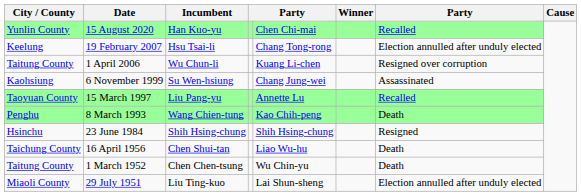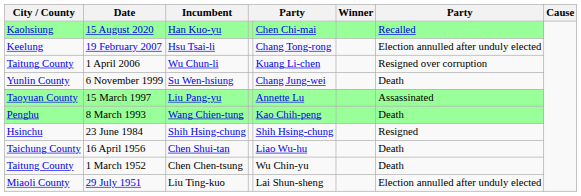(38, 30) Yunlin County -> (30, 30) Kaohsiung
(30, 81) Kaohsiung -> (38, 81) Yunlin County
(406, 81) Assassinated -> (391, 81) Death
(397, 98) Recalled -> (406, 98) Assassinated
